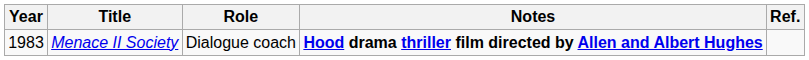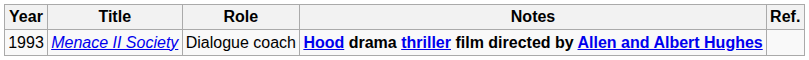(26, 42) 1983 -> (26, 42) 1993
